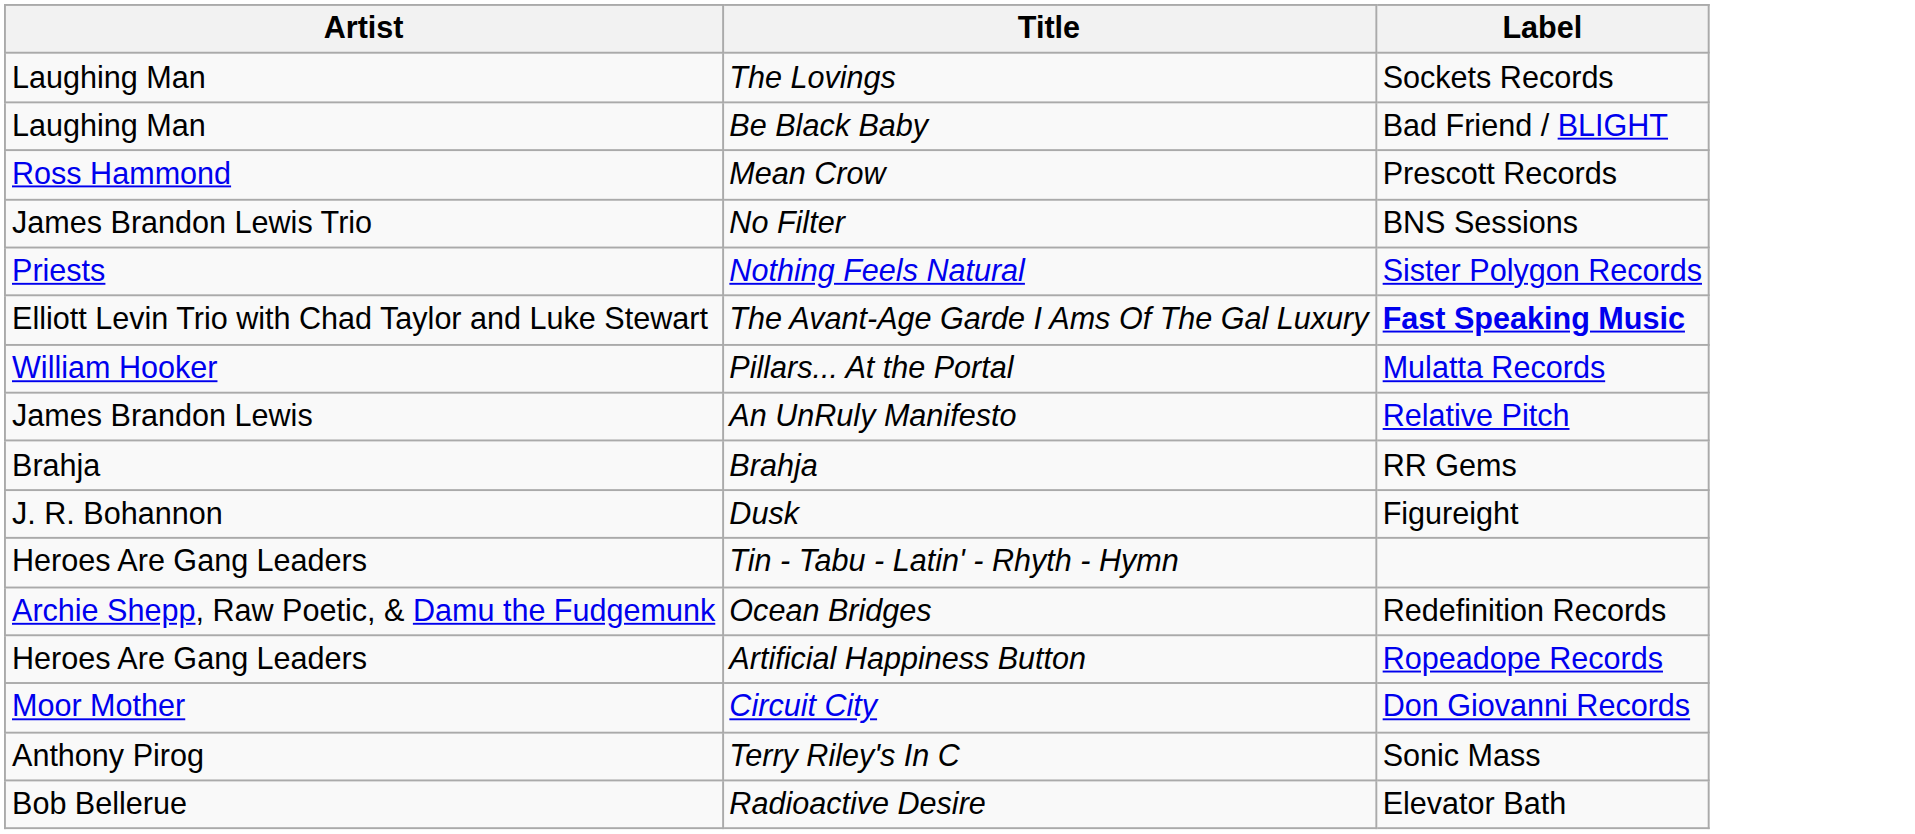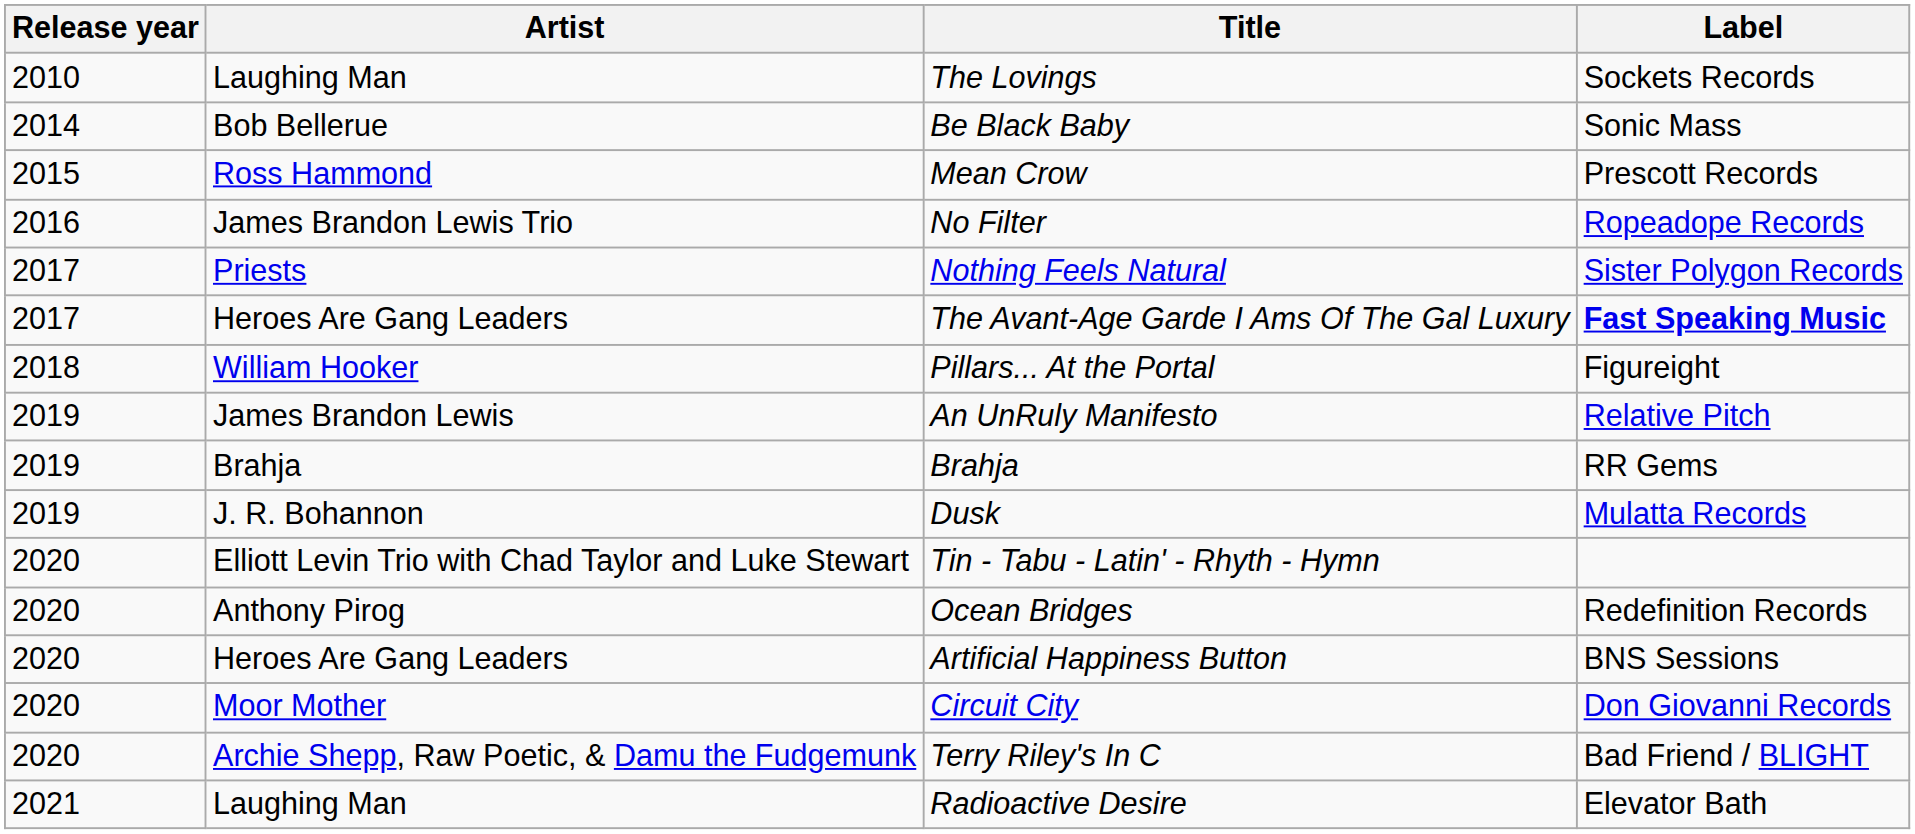+ column: (105, 28)
(109, 125) Laughing Man -> (300, 125) Bob Bellerue
(1525, 125) Bad Friend / BLIGHT -> (1663, 125) Sonic Mass
(1480, 222) BNS Sessions -> (1724, 222) Ropeadope Records
(360, 319) Elliott Levin Trio with Chad Taylor and Luke Stewart -> (391, 319) Heroes Are Gang Leaders
(1494, 367) Mulatta Records -> (1652, 367) Figureight
(1451, 513) Figureight -> (1695, 513) Mulatta Records
(190, 561) Heroes Are Gang Leaders -> (561, 561) Elliott Levin Trio with Chad Taylor and Luke Stewart
(364, 610) Archie Shepp, Raw Poetic, & Damu the Fudgemunk -> (309, 610) Anthony Pirog
(1523, 658) Ropeadope Records -> (1681, 658) BNS Sessions
(108, 755) Anthony Pirog -> (565, 755) Archie Shepp, Raw Poetic, & Damu the Fudgemunk
(1462, 755) Sonic Mass -> (1726, 755) Bad Friend / BLIGHT
(100, 804) Bob Bellerue -> (310, 804) Laughing Man
